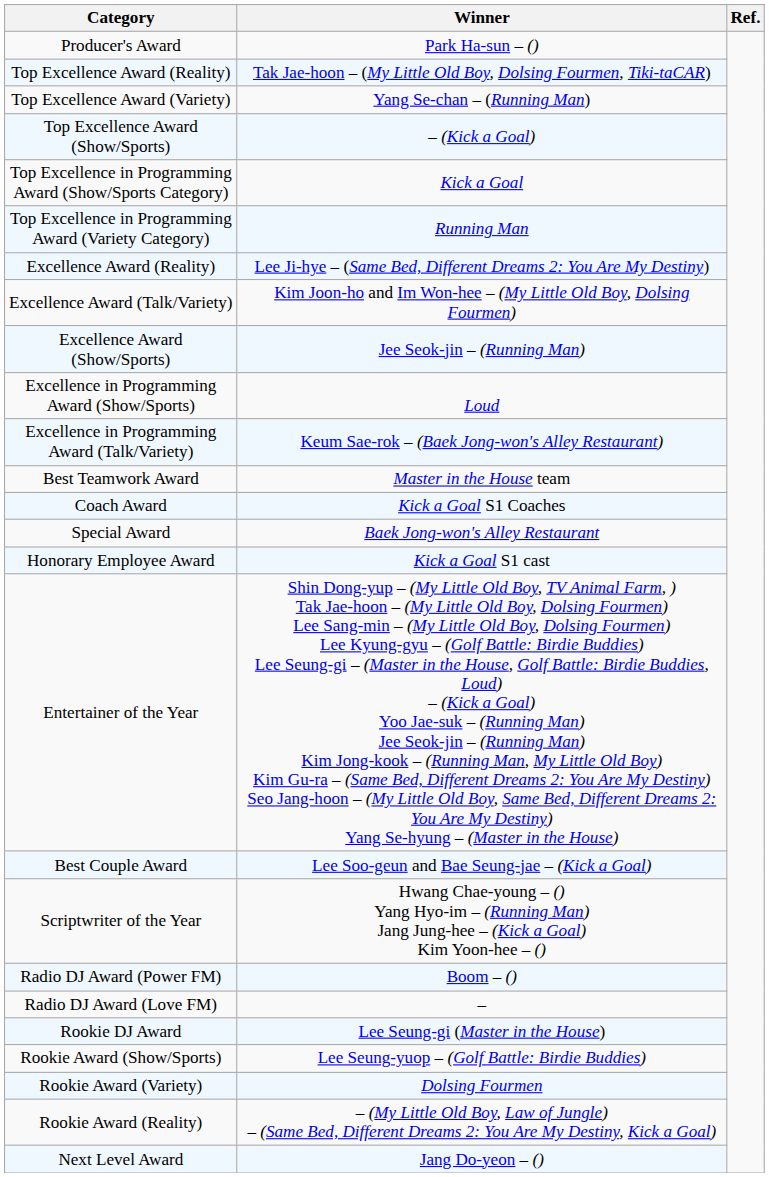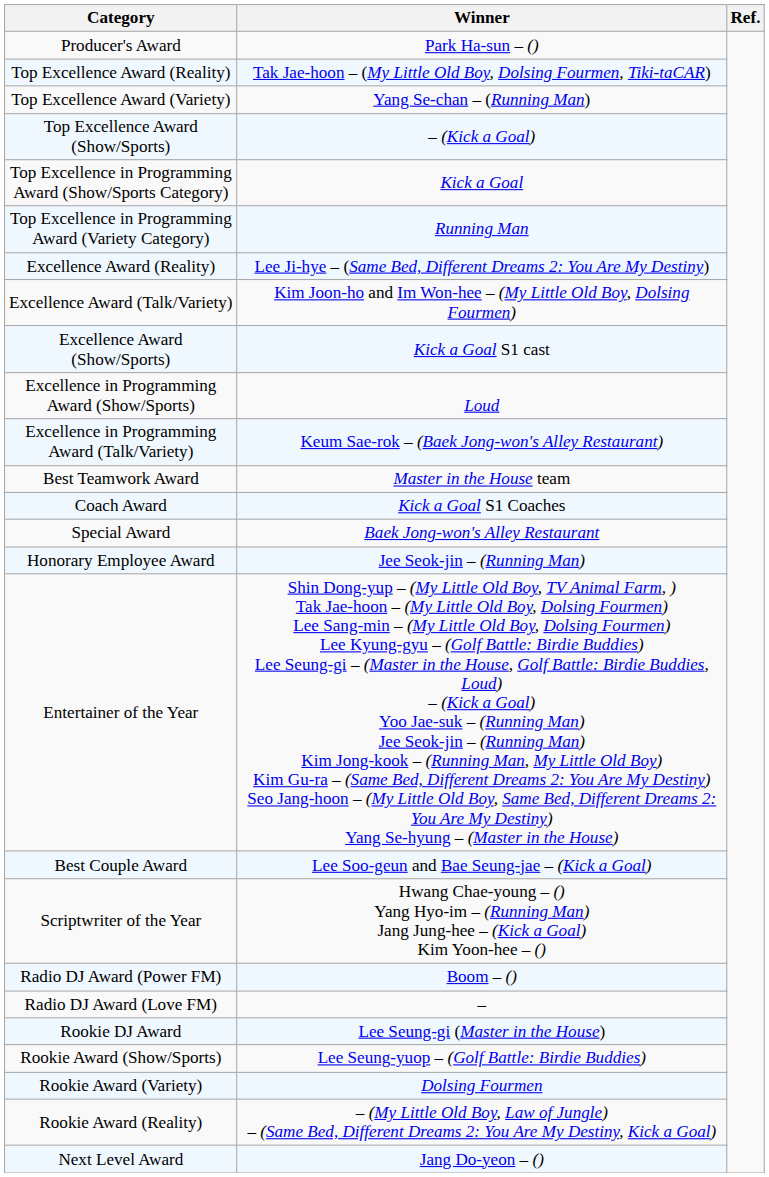(482, 349) Jee Seok-jin – (Running Man) -> (482, 349) Kick a Goal S1 cast
(482, 560) Kick a Goal S1 cast -> (482, 560) Jee Seok-jin – (Running Man)
